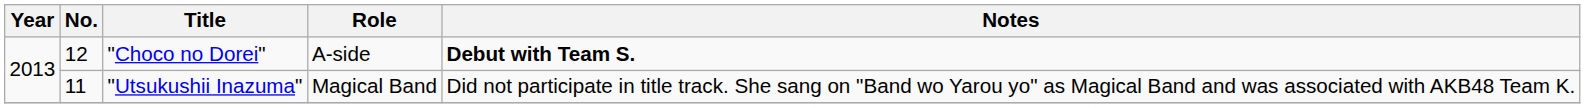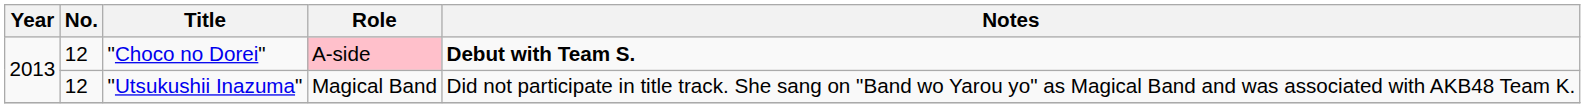(341, 53) no background -> (341, 53) pink background
(76, 86) 11 -> (76, 86) 12
